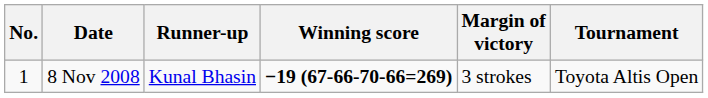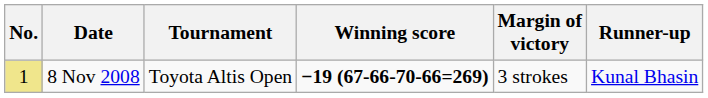columns swapped: (627, 32) <-> (202, 32)
(24, 76) no background -> (24, 76) khaki background
